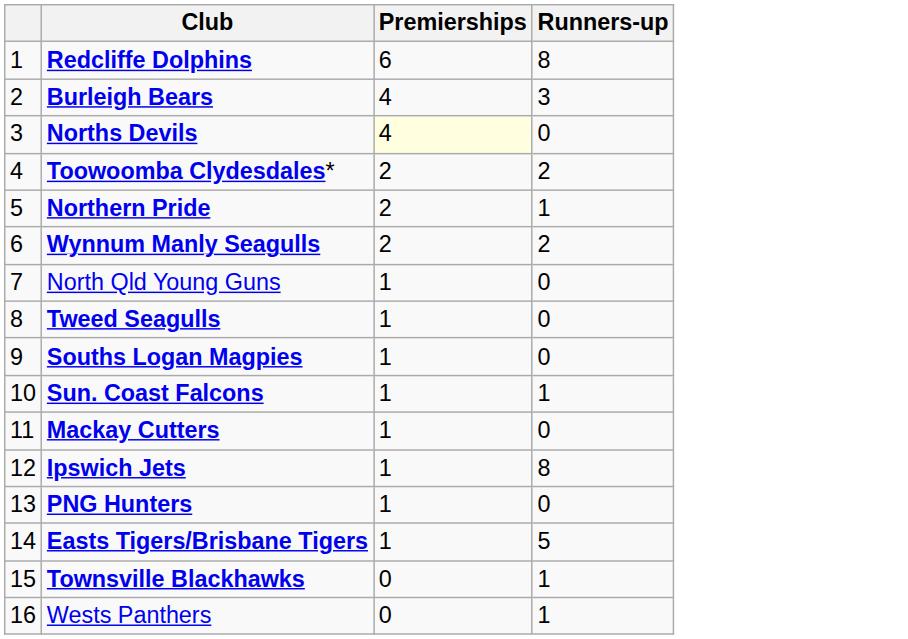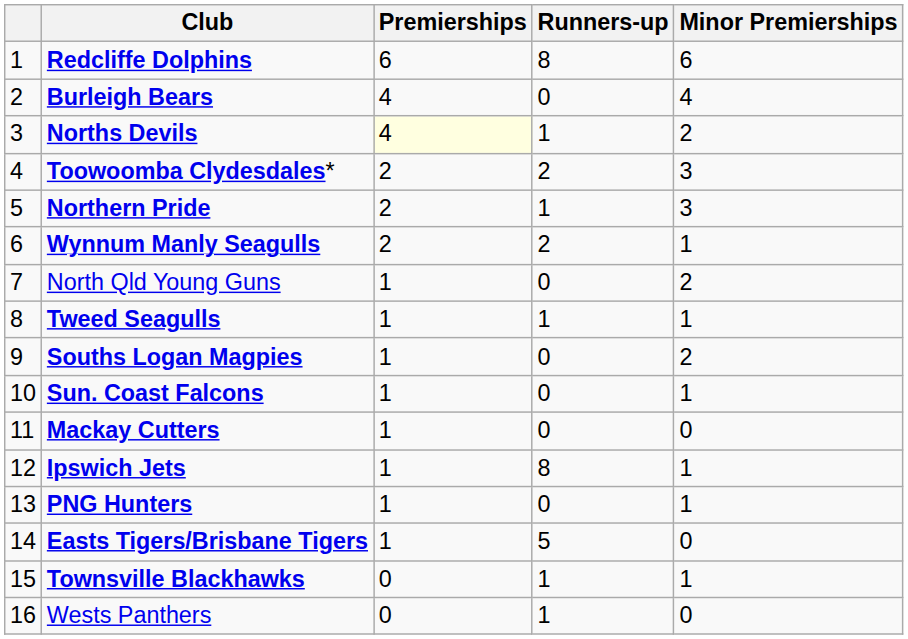+ column: (788, 23)
(544, 97) 3 -> (544, 97) 0
(544, 134) 0 -> (544, 134) 1
(544, 319) 0 -> (544, 319) 1
(544, 393) 1 -> (544, 393) 0
